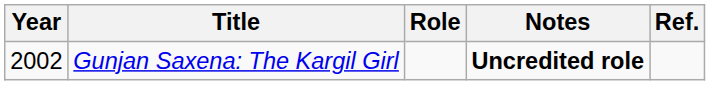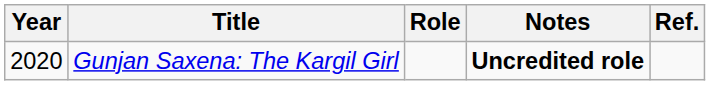(36, 60) 2002 -> (36, 60) 2020
